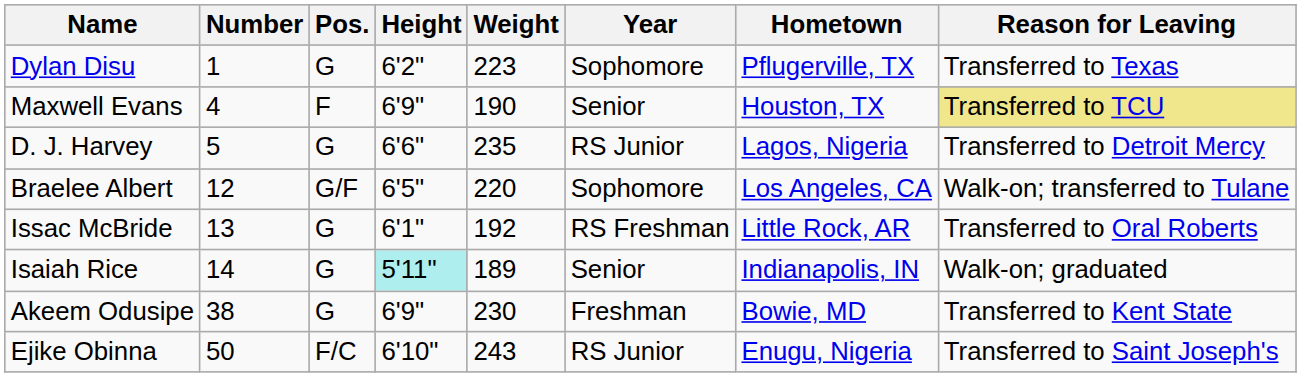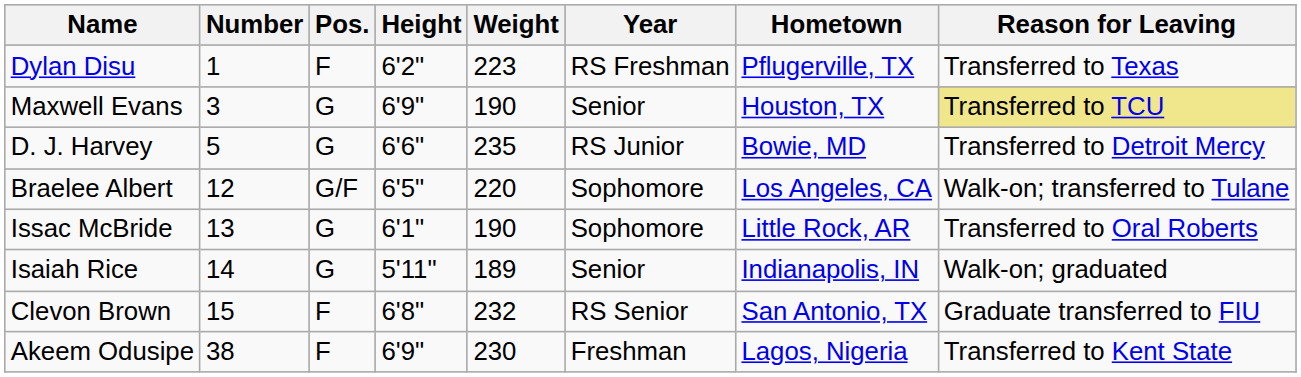(325, 65) G -> (323, 65) F
(637, 65) Sophomore -> (650, 65) RS Freshman
(213, 106) 4 -> (213, 106) 3
(323, 106) F -> (325, 106) G
(825, 147) Lagos, Nigeria -> (804, 147) Bowie, MD
(495, 229) 192 -> (495, 229) 190
(650, 229) RS Freshman -> (637, 229) Sophomore
(409, 270) paleturquoise background -> (409, 270) no background
+ row: (91, 310)
(325, 310) G -> (323, 351) F
(804, 310) Bowie, MD -> (825, 351) Lagos, Nigeria
- row: (84, 351)
